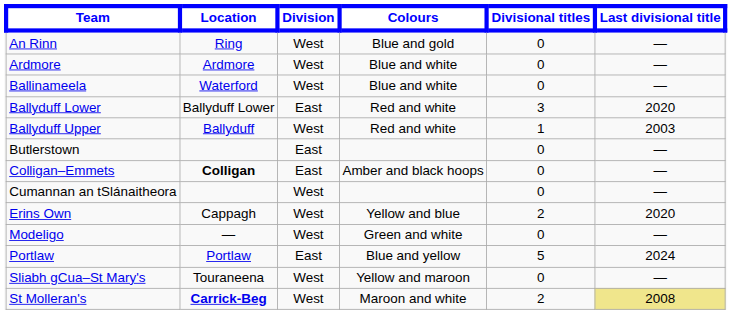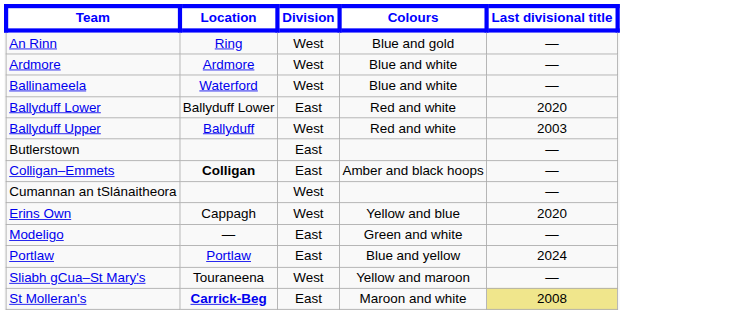- column: (541, 18)
(308, 235) West -> (308, 235) East
(308, 298) West -> (308, 298) East
